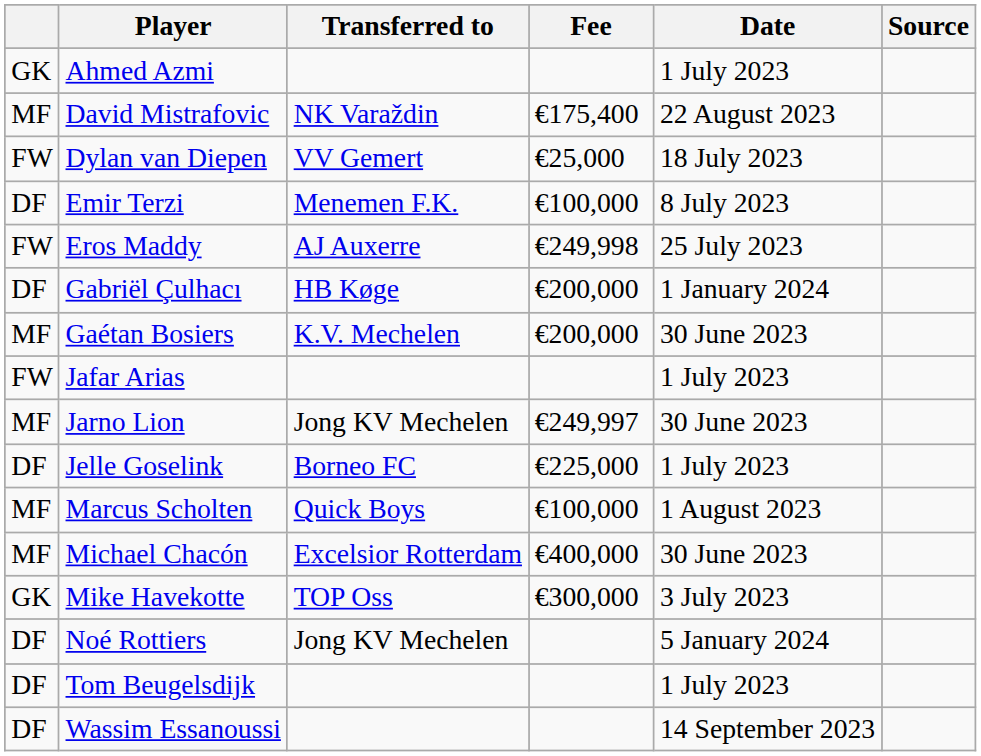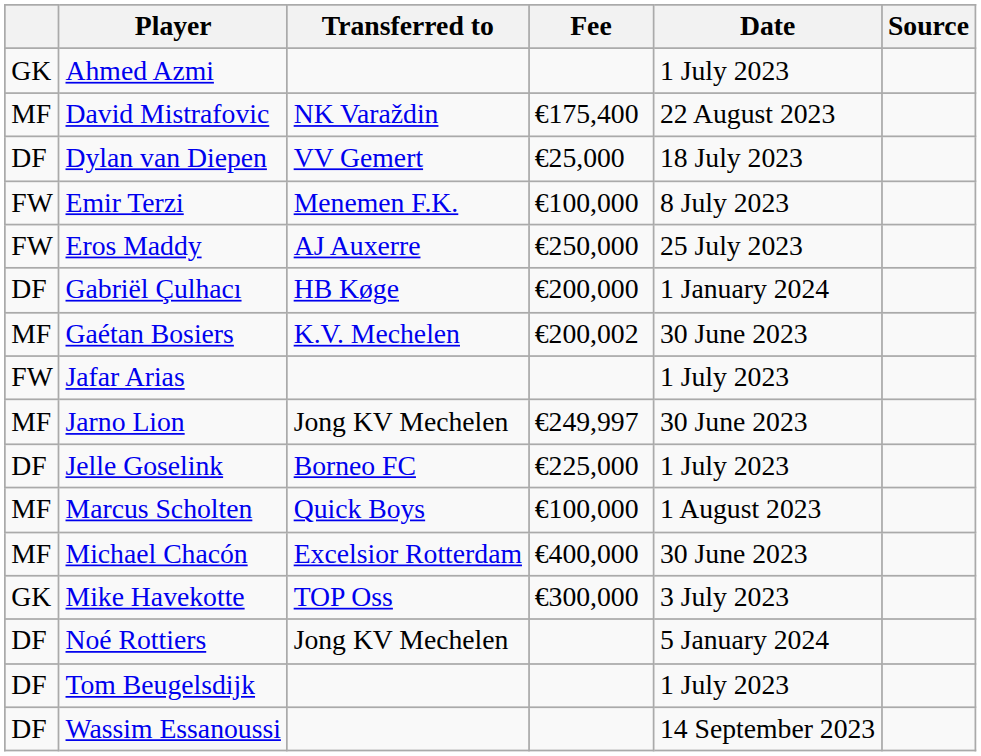(32, 158) FW -> (29, 158) DF
(29, 202) DF -> (32, 202) FW
(587, 245) €249,998 -> (587, 245) €250,000
(587, 333) €200,000 -> (587, 333) €200,002
